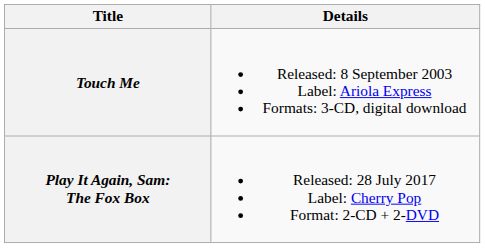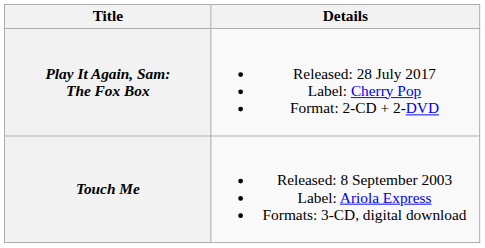rows swapped: (108, 82) <-> (108, 189)
